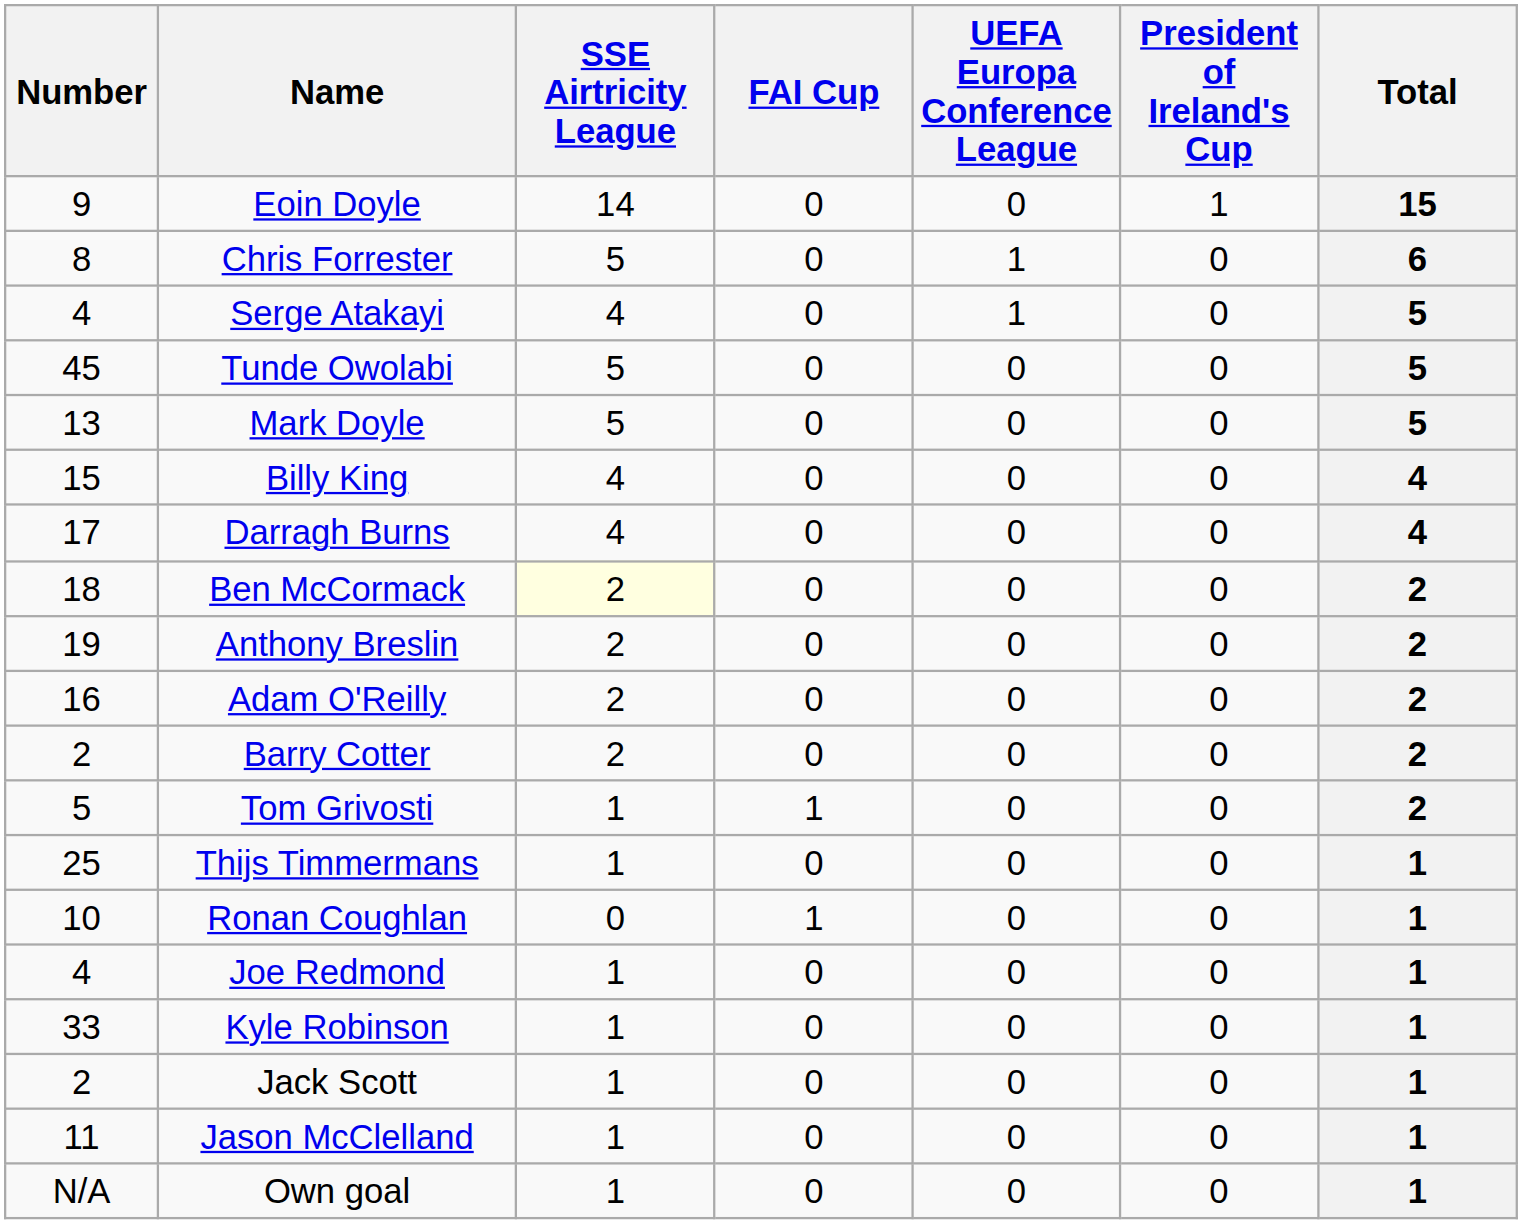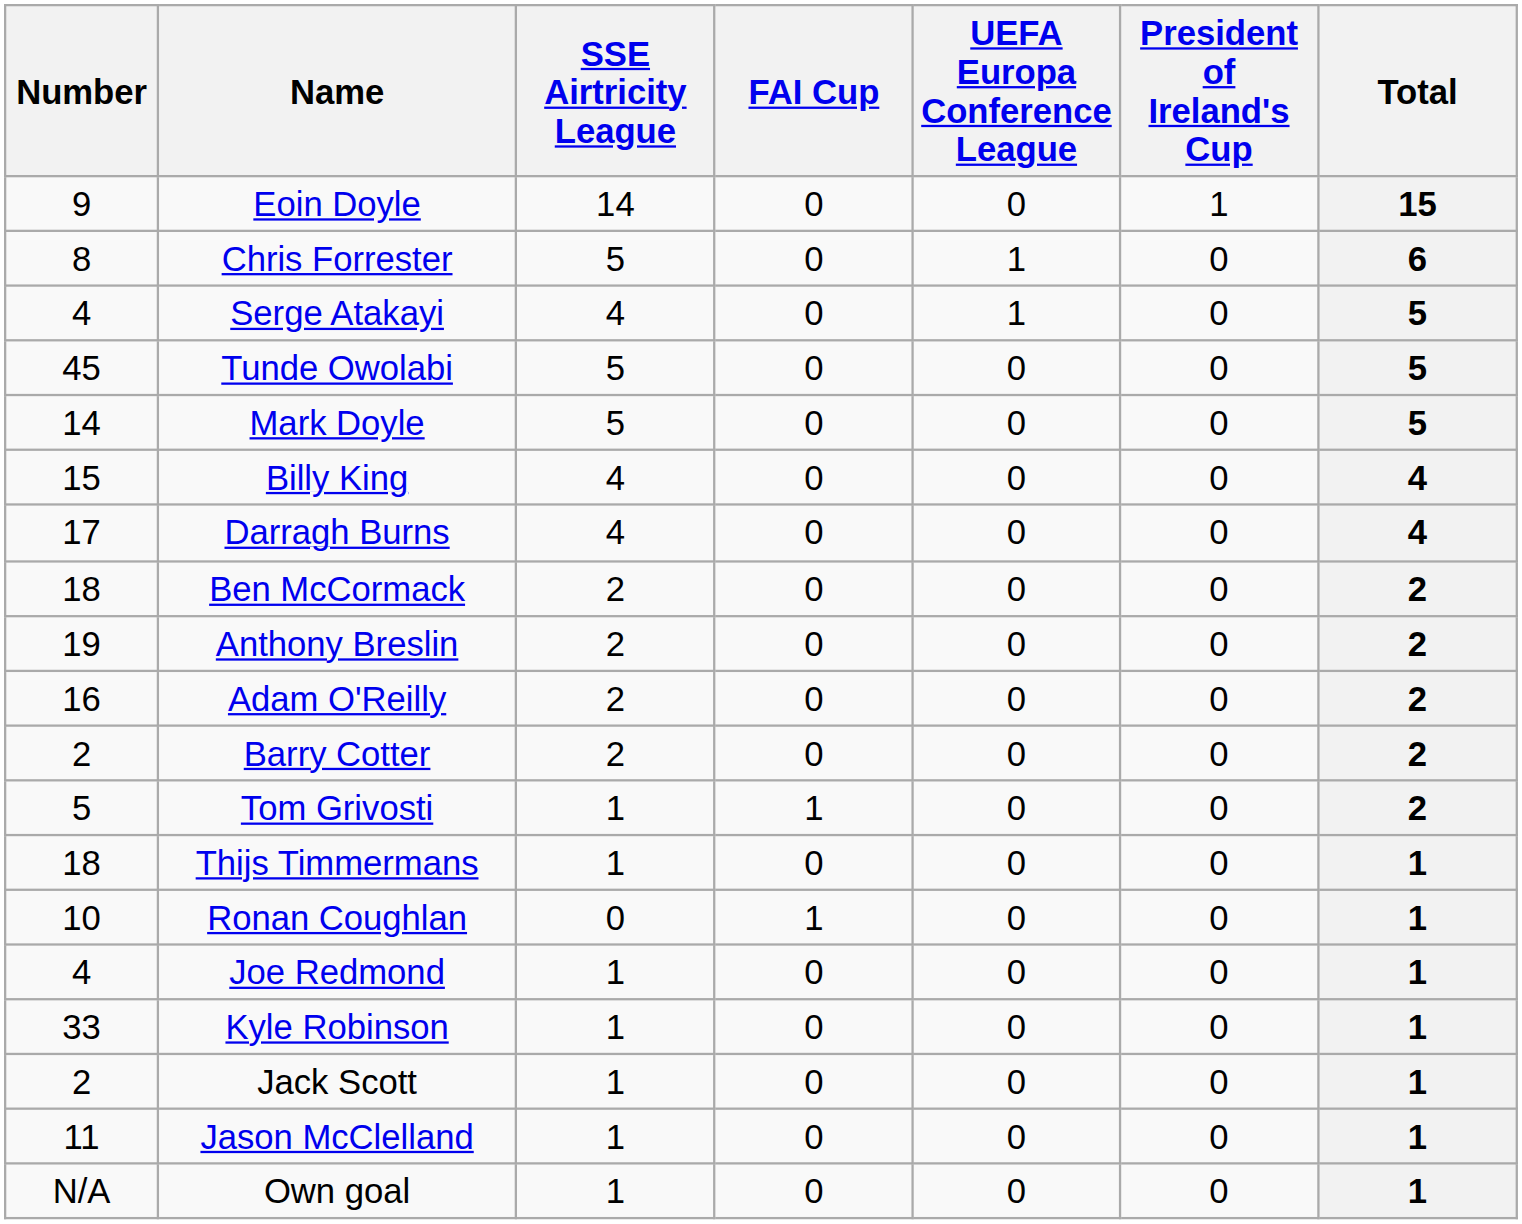(82, 423) 13 -> (82, 423) 14
(615, 588) lightyellow background -> (615, 588) no background
(82, 862) 25 -> (82, 862) 18
